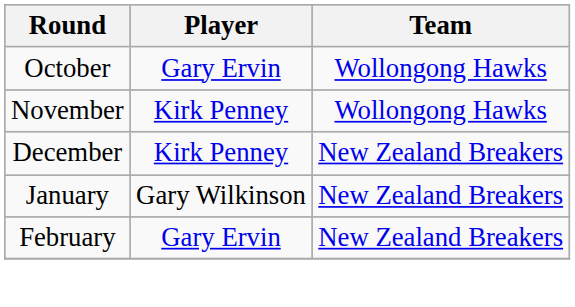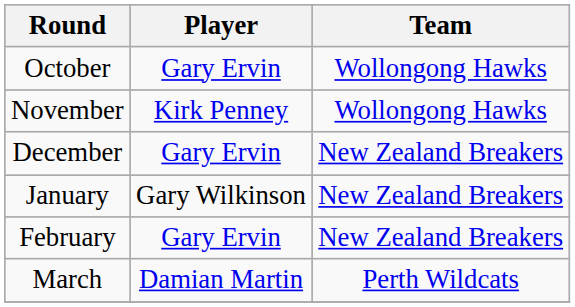(221, 152) Kirk Penney -> (221, 152) Gary Ervin
+ row: (67, 279)
